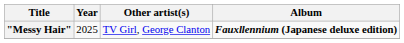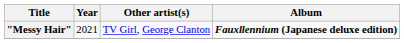(87, 30) 2025 -> (87, 30) 2021
